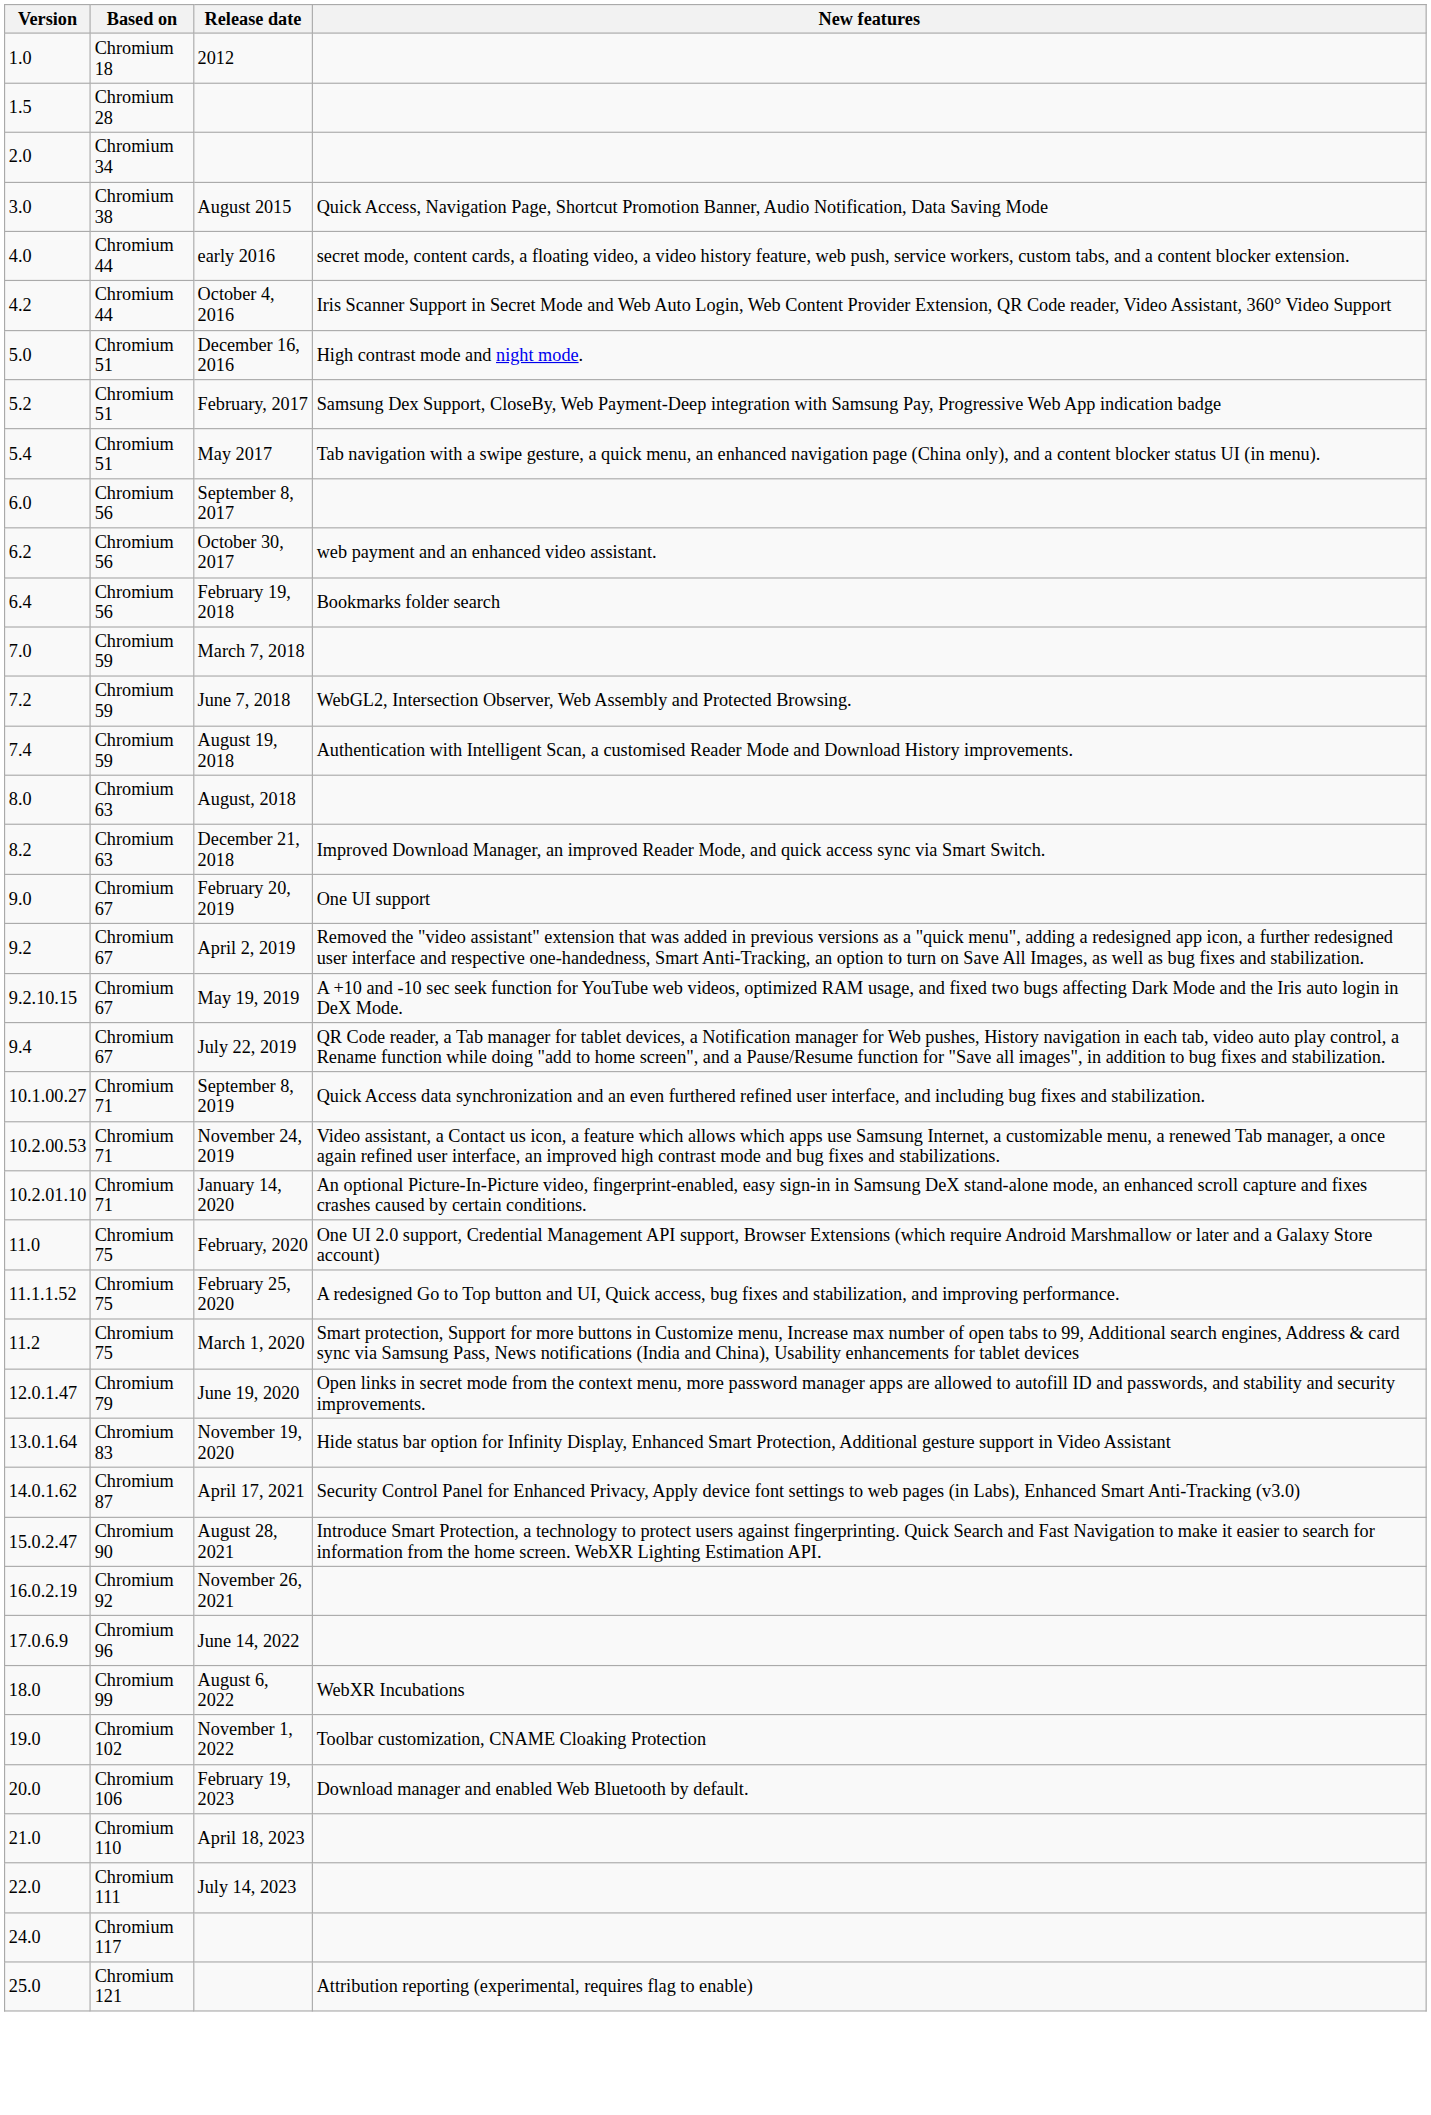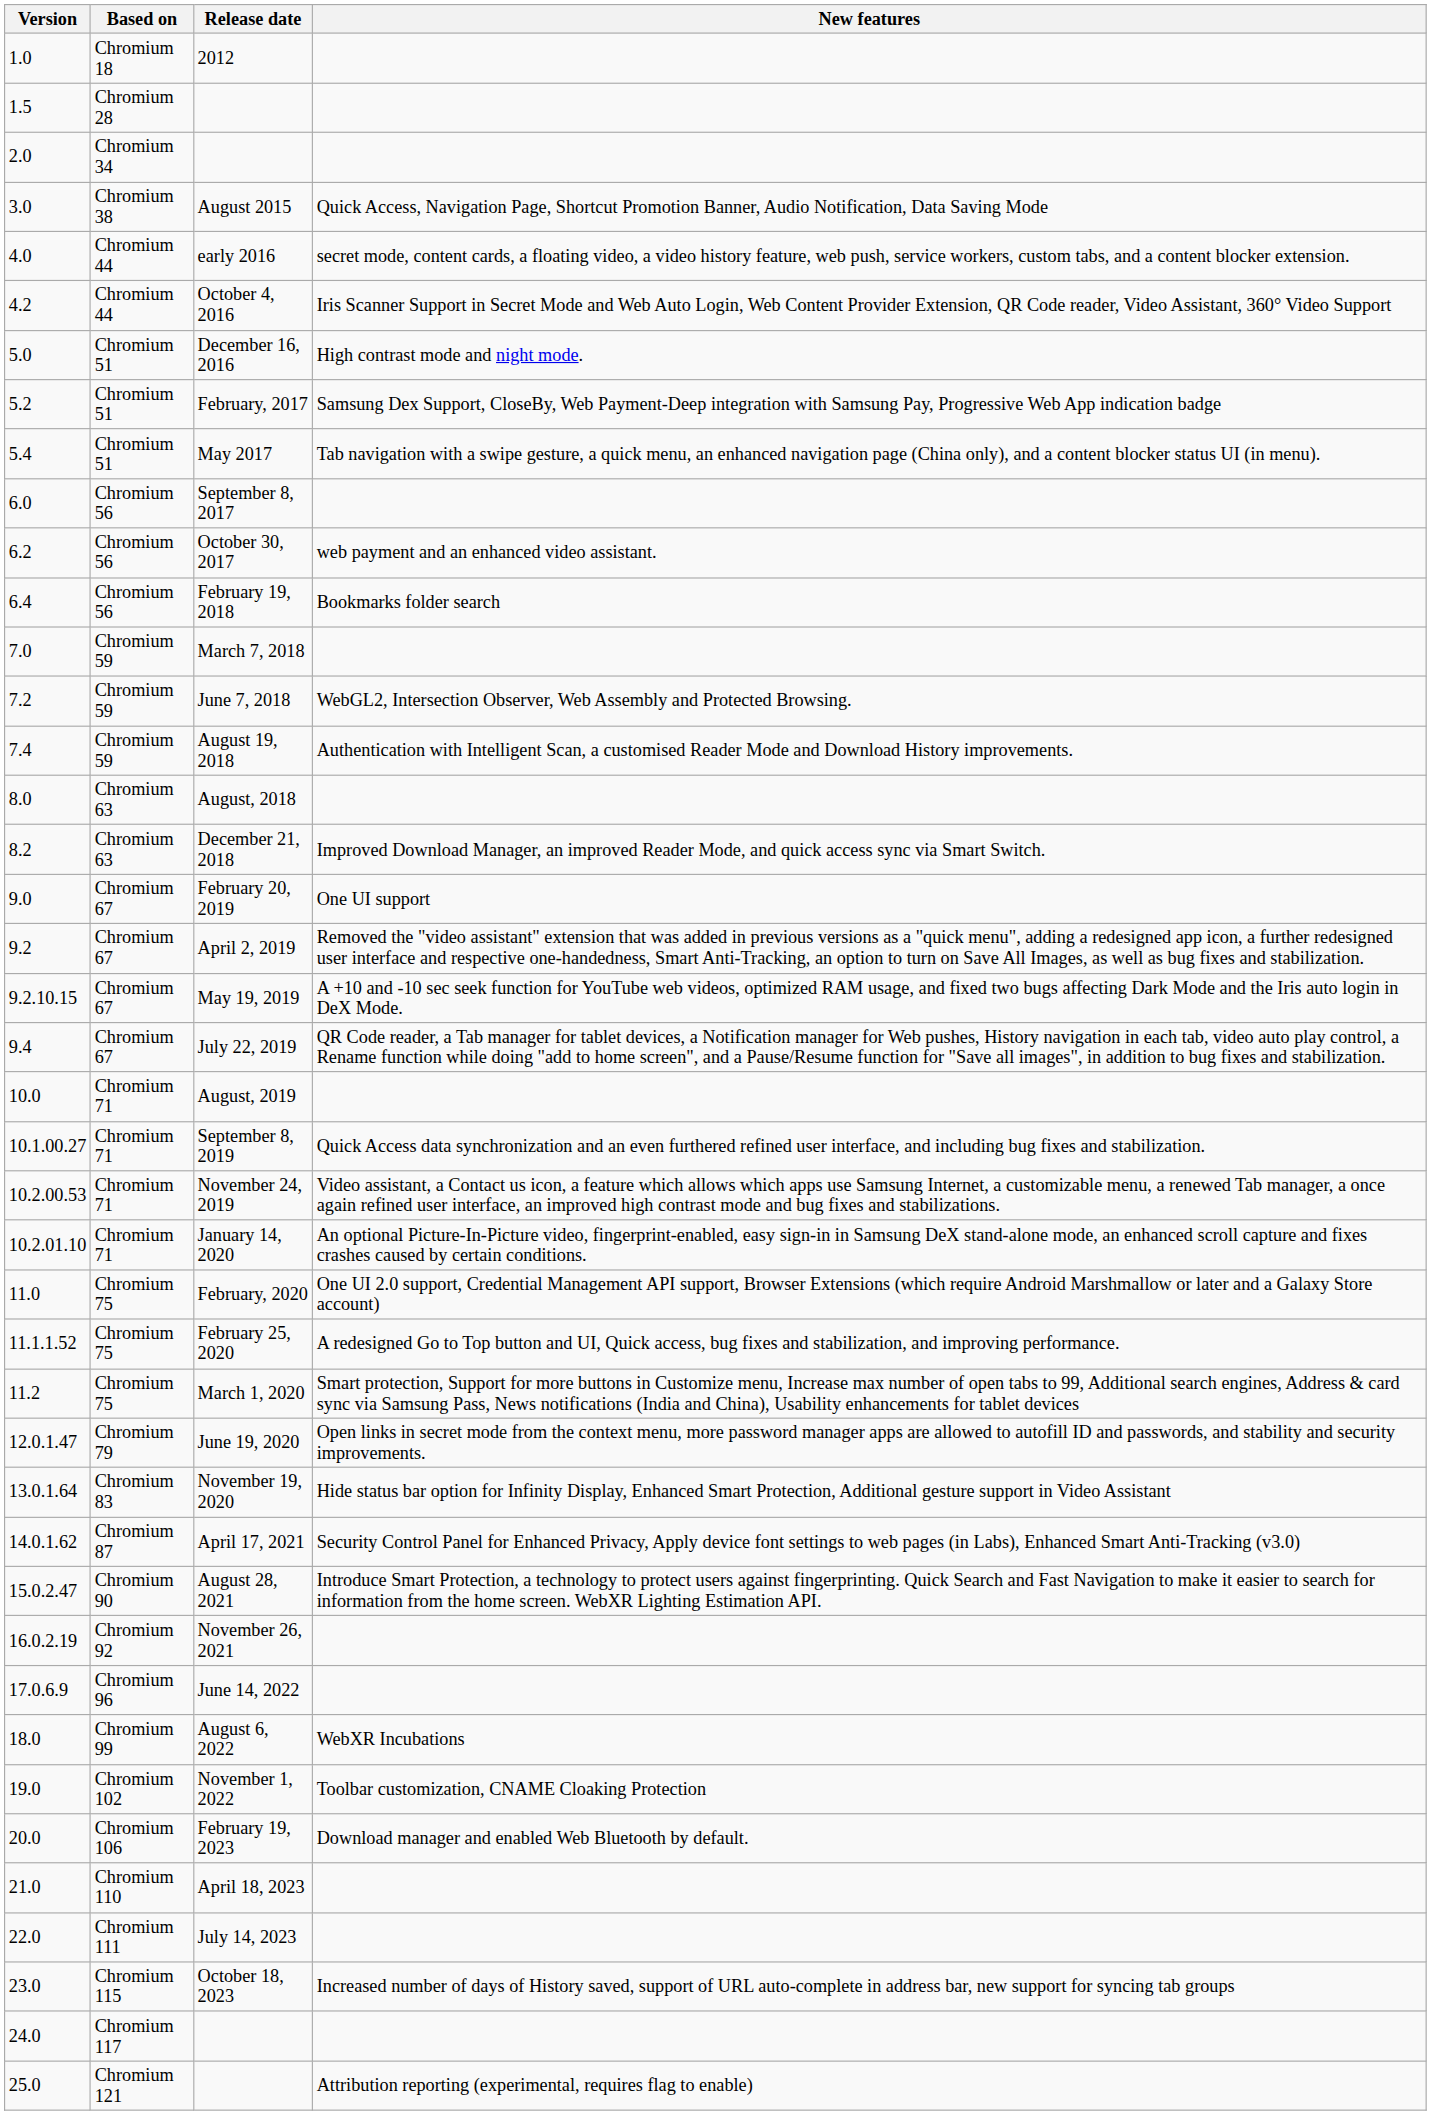+ row: (25, 1096)
+ row: (25, 1986)
